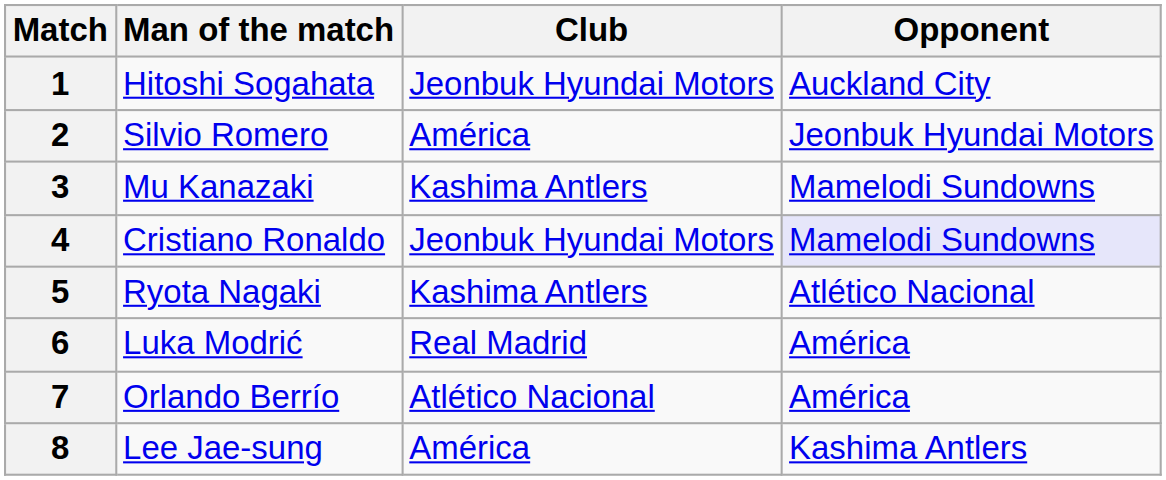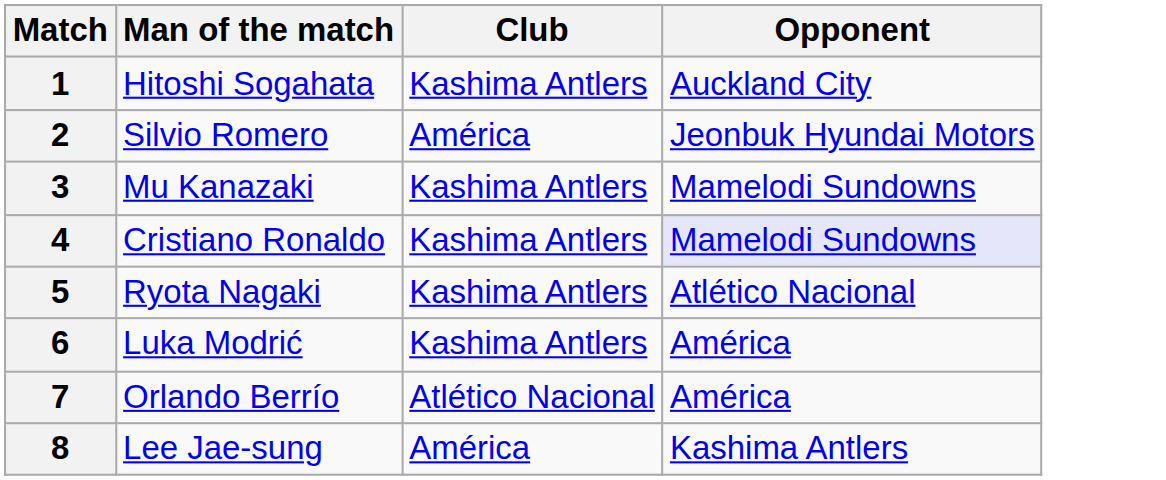(592, 82) Jeonbuk Hyundai Motors -> (528, 82) Kashima Antlers
(592, 239) Jeonbuk Hyundai Motors -> (528, 239) Kashima Antlers
(498, 344) Real Madrid -> (528, 344) Kashima Antlers
